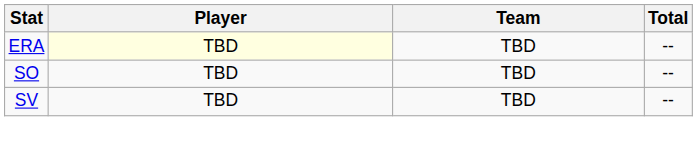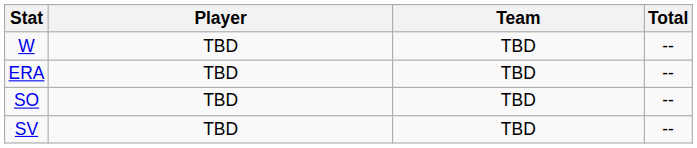+ row: (26, 45)
(221, 45) lightyellow background -> (221, 73) no background
